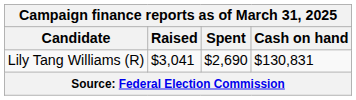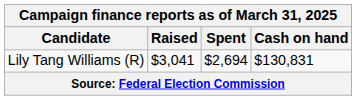(226, 60) $2,690 -> (226, 60) $2,694
